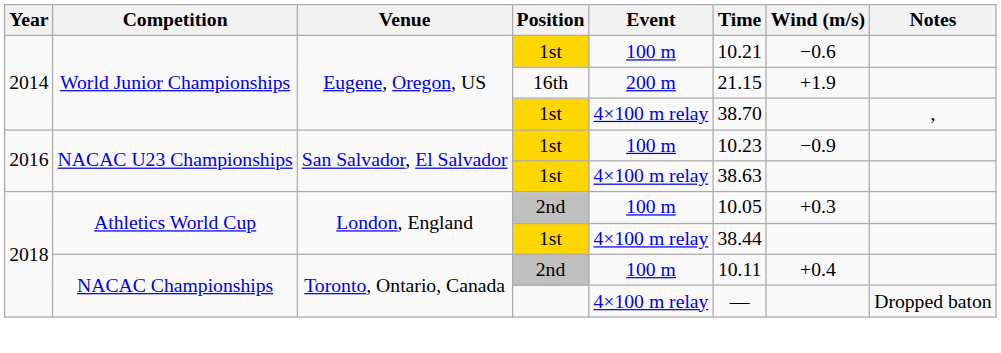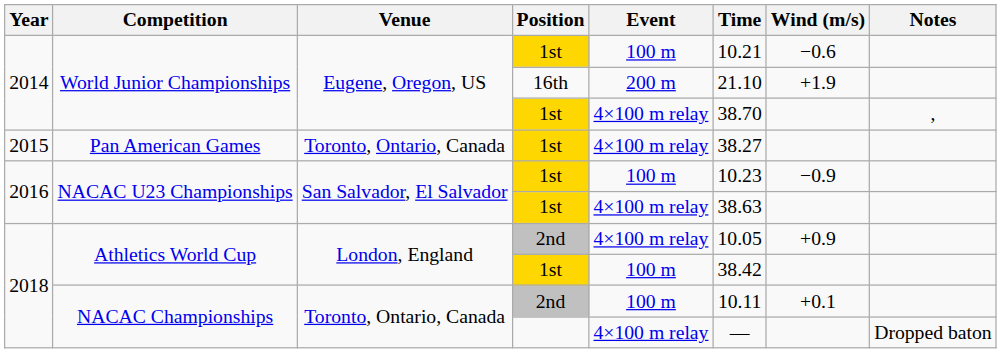(740, 82) 21.15 -> (740, 82) 21.10
+ row: (175, 144)
(651, 207) 100 m -> (651, 238) 4×100 m relay
(818, 207) +0.3 -> (818, 238) +0.9
(651, 238) 4×100 m relay -> (651, 269) 100 m
(740, 238) 38.44 -> (740, 269) 38.42
(818, 269) +0.4 -> (818, 301) +0.1
